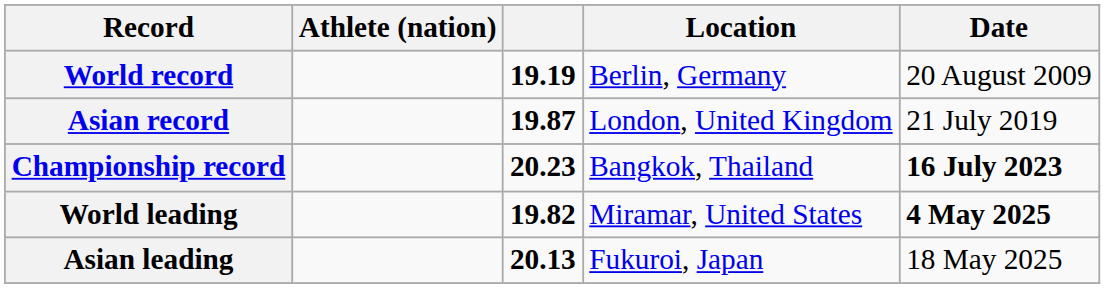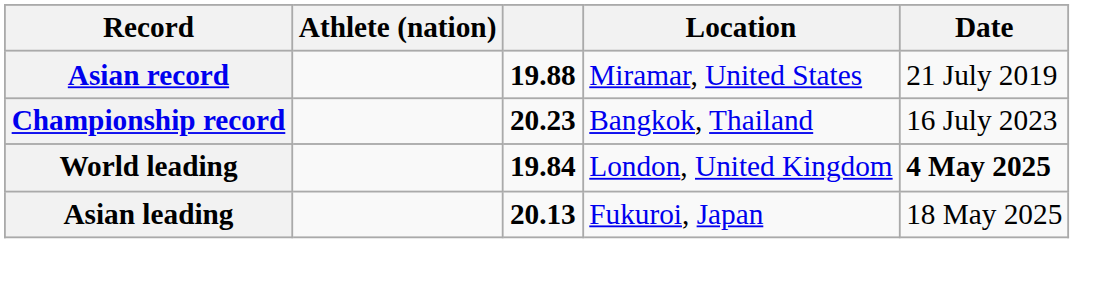- row: (148, 74)
(543, 120) 19.87 -> (543, 74) 19.88
(741, 120) London, United Kingdom -> (726, 74) Miramar, United States
(984, 167) bold -> (982, 120) normal
(543, 213) 19.82 -> (543, 167) 19.84
(726, 213) Miramar, United States -> (741, 167) London, United Kingdom
